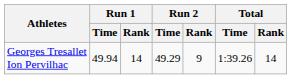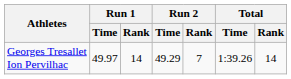(105, 58) 49.94 -> (105, 58) 49.97
(199, 58) 9 -> (199, 58) 7
